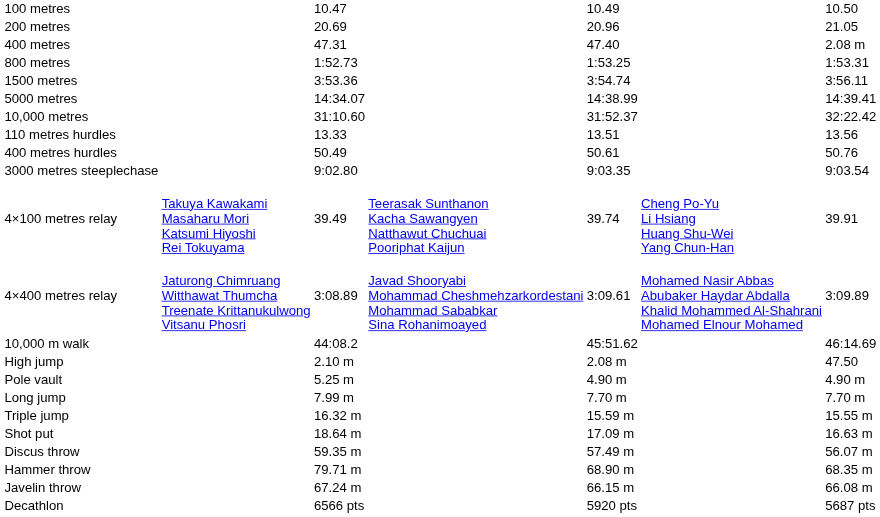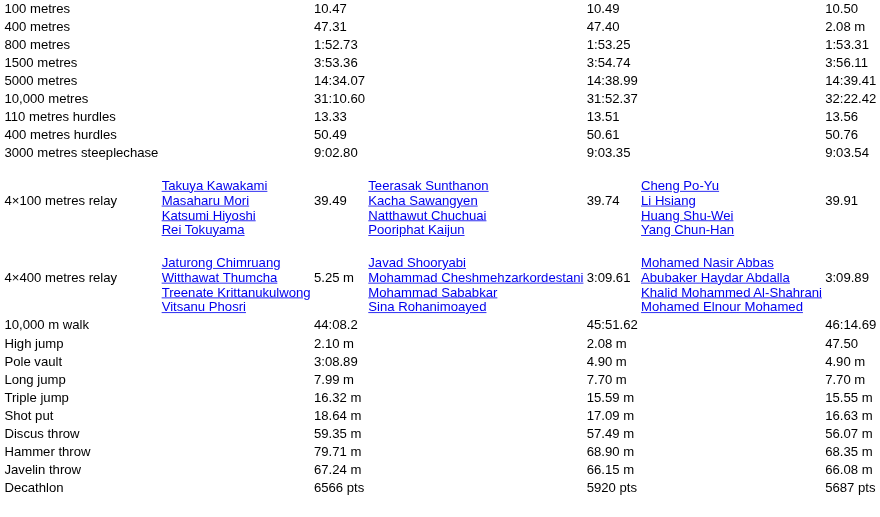- row: (37, 26)
(336, 295) 3:08.89 -> (334, 277) 5.25 m
(334, 379) 5.25 m -> (336, 361) 3:08.89
